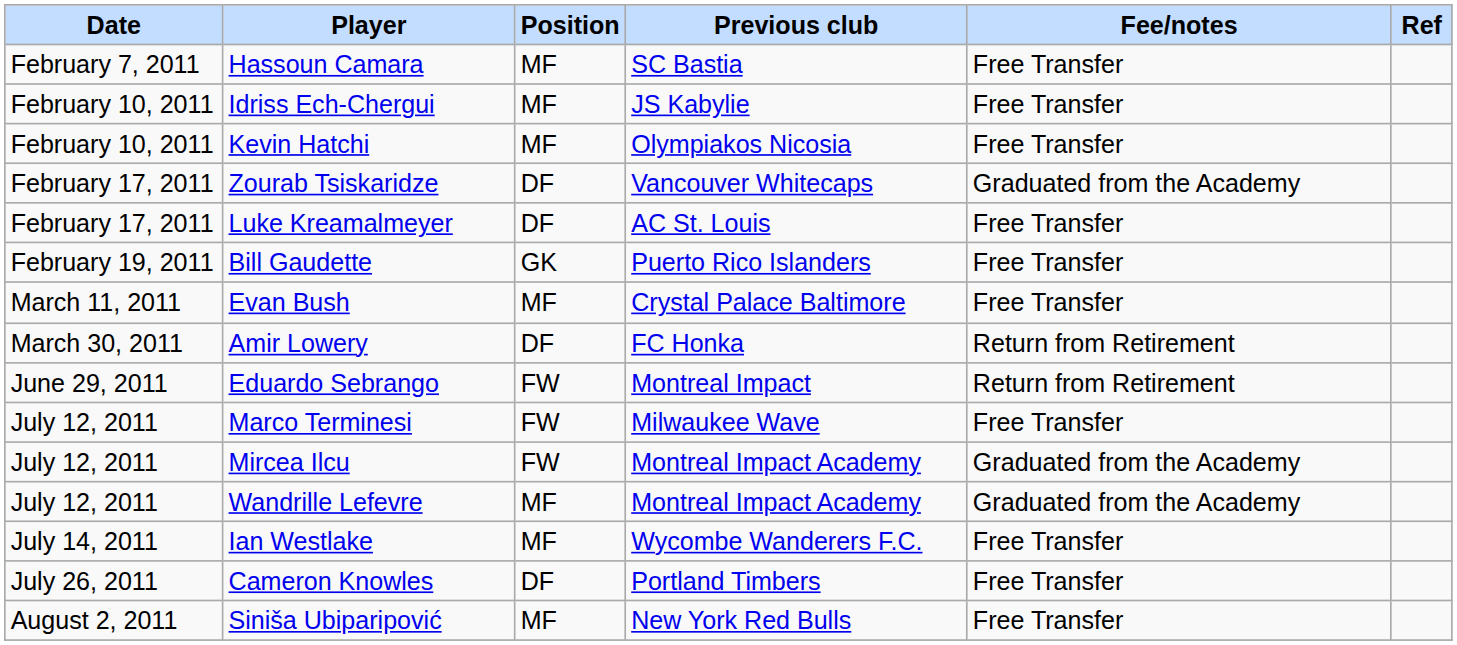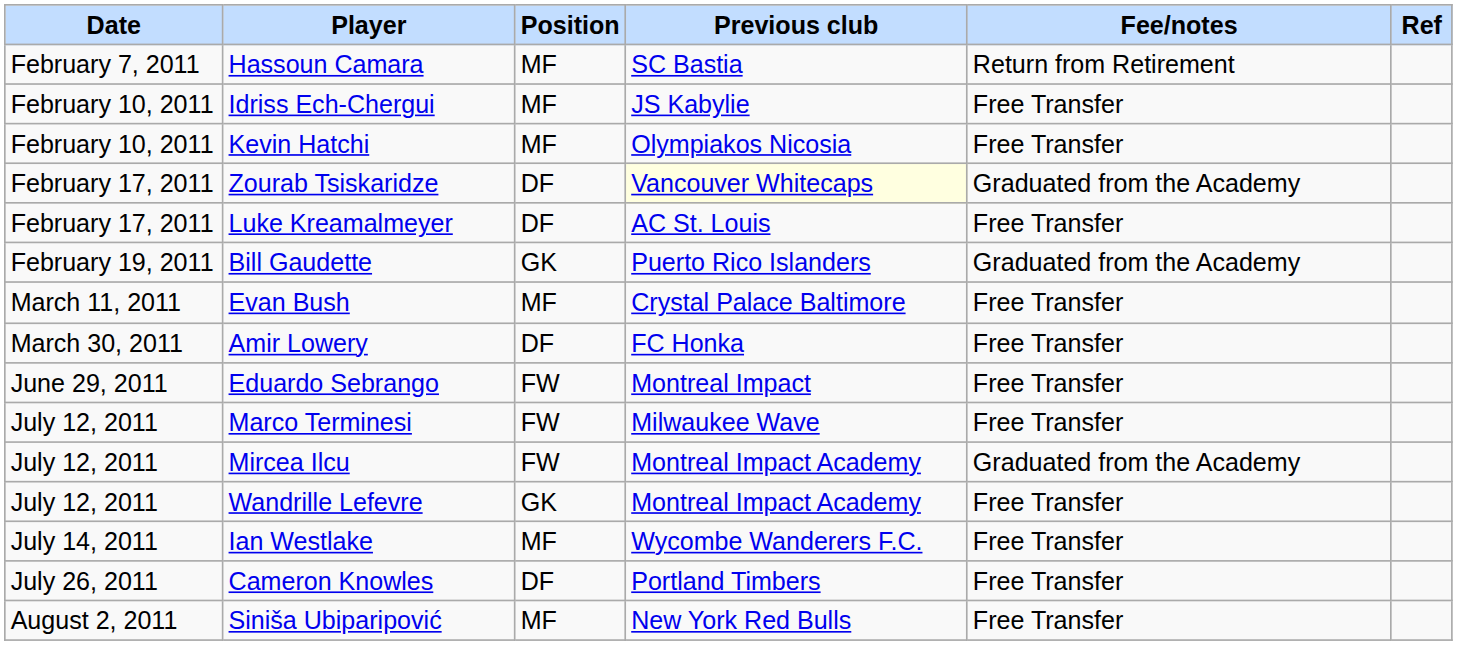(1048, 65) Free Transfer -> (1104, 65) Return from Retirement
(752, 184) no background -> (752, 184) lightyellow background
(1048, 263) Free Transfer -> (1137, 263) Graduated from the Academy
(1104, 342) Return from Retirement -> (1048, 342) Free Transfer
(1104, 382) Return from Retirement -> (1048, 382) Free Transfer
(539, 501) MF -> (539, 501) GK
(1137, 501) Graduated from the Academy -> (1048, 501) Free Transfer
